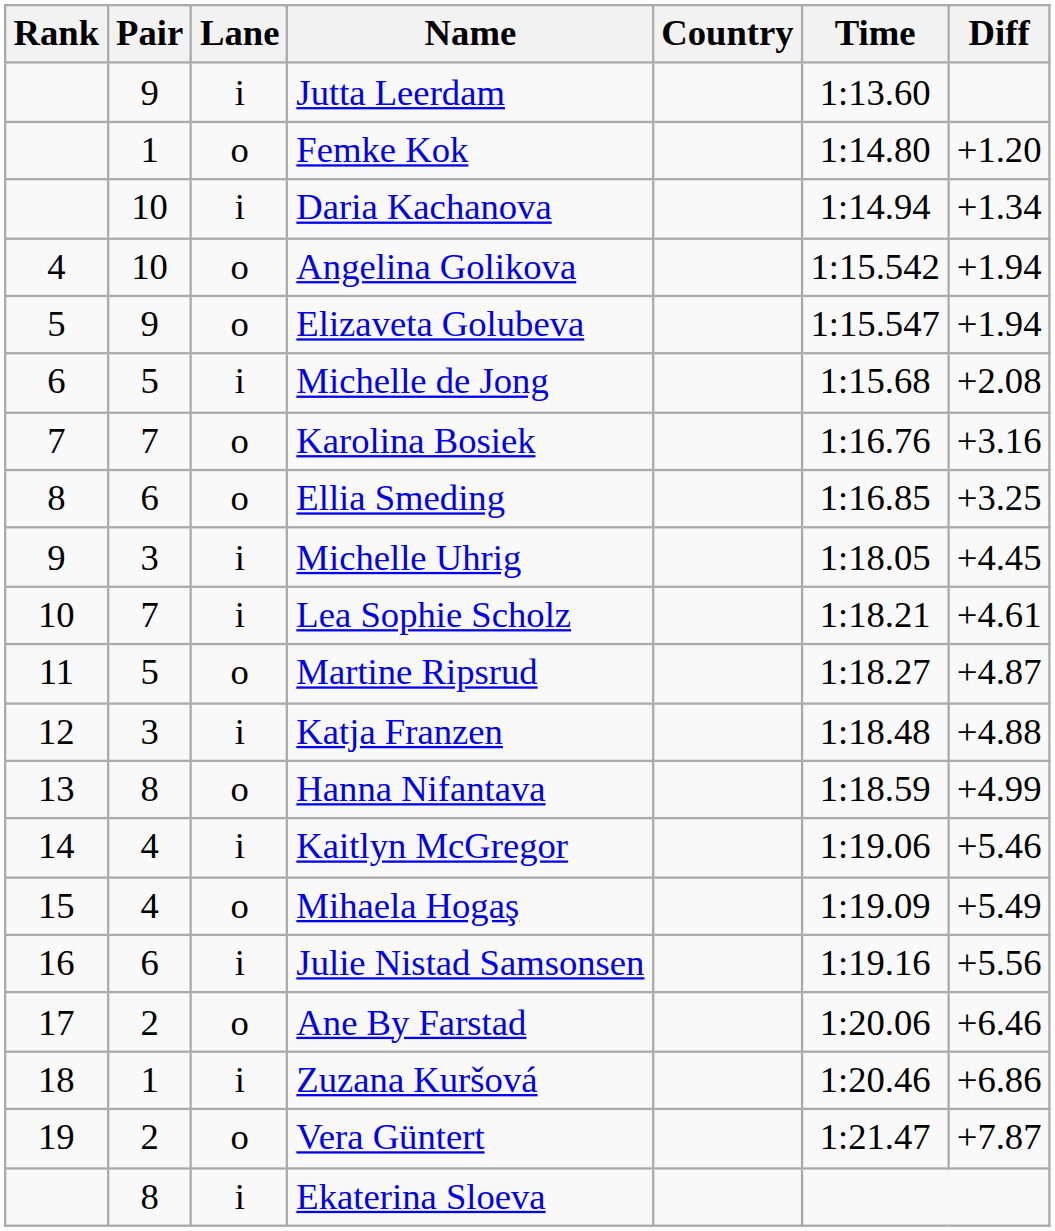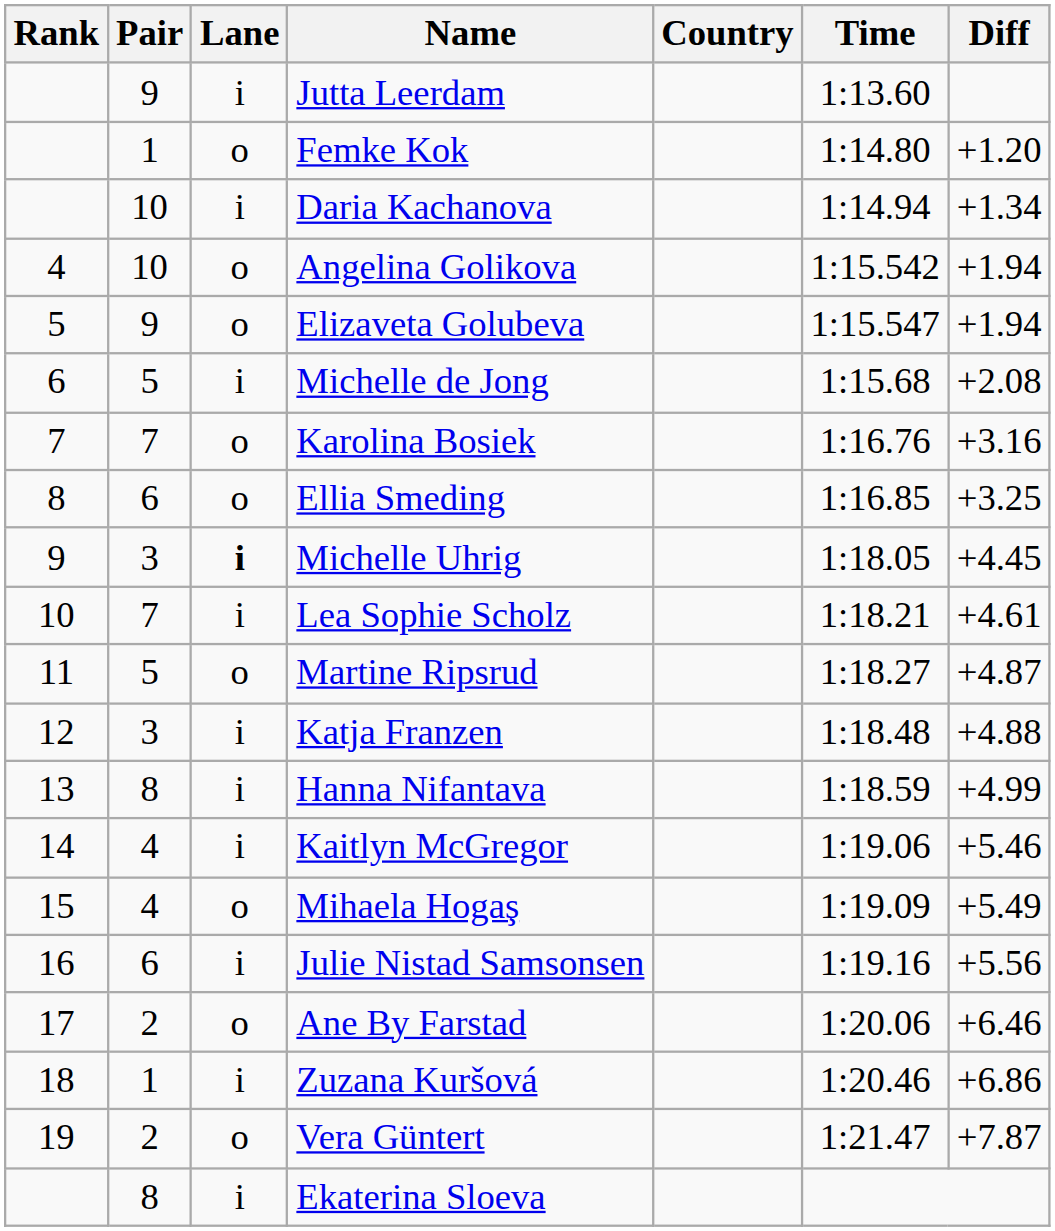(240, 556) normal -> (240, 556) bold
(240, 788) o -> (240, 788) i
